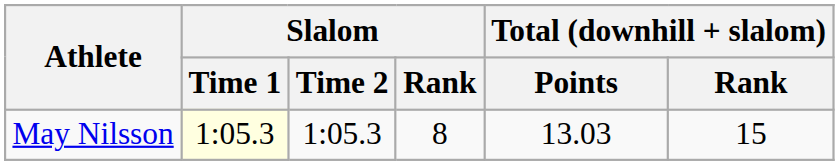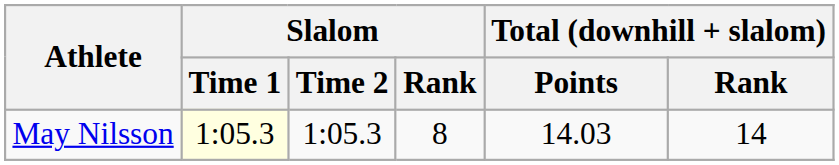(576, 134) 13.03 -> (576, 134) 14.03
(751, 134) 15 -> (751, 134) 14
